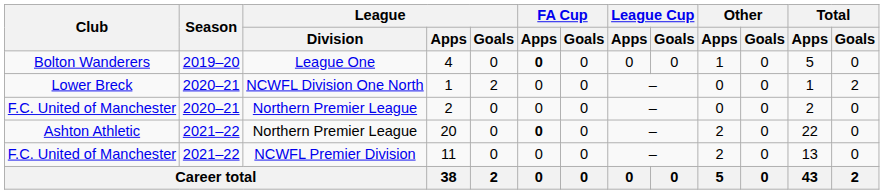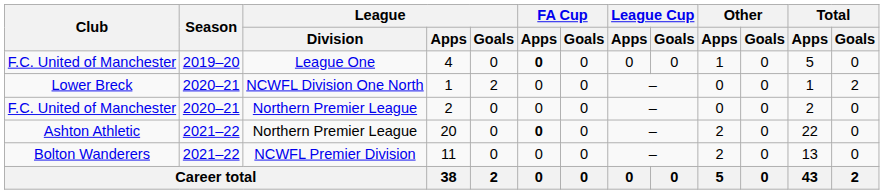(92, 62) Bolton Wanderers -> (92, 62) F.C. United of Manchester
(92, 154) F.C. United of Manchester -> (92, 154) Bolton Wanderers
